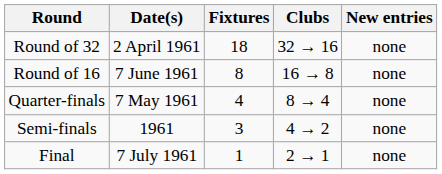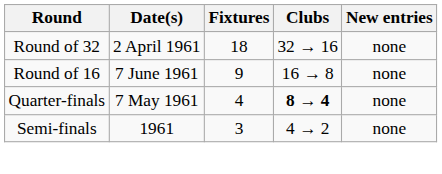(239, 73) 8 -> (239, 73) 9
(308, 100) normal -> (308, 100) bold
- row: (57, 155)
